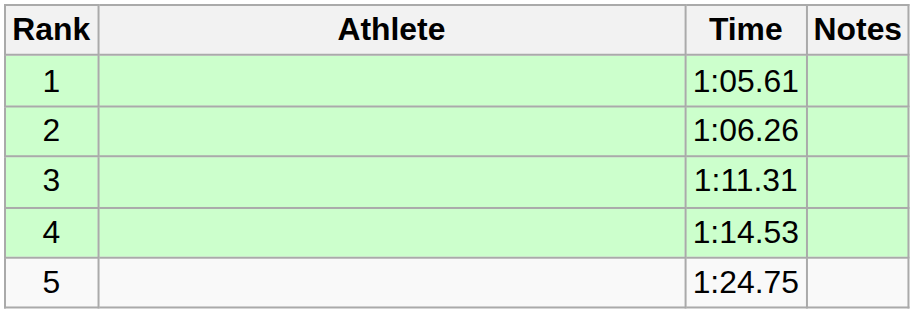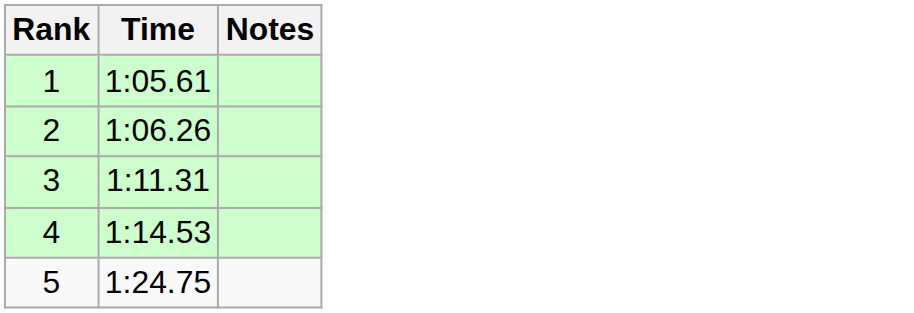- column: (391, 29)
